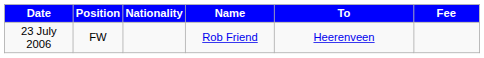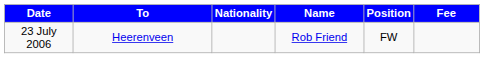columns swapped: (98, 14) <-> (344, 14)
